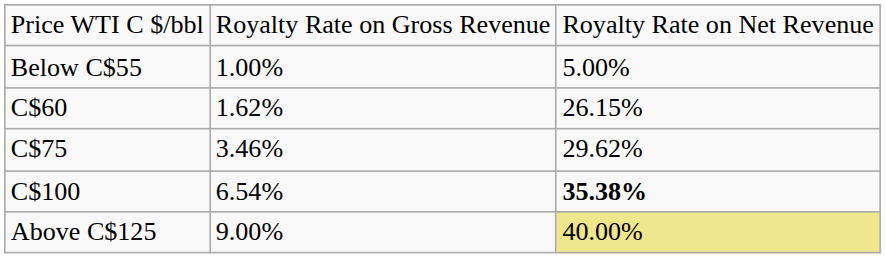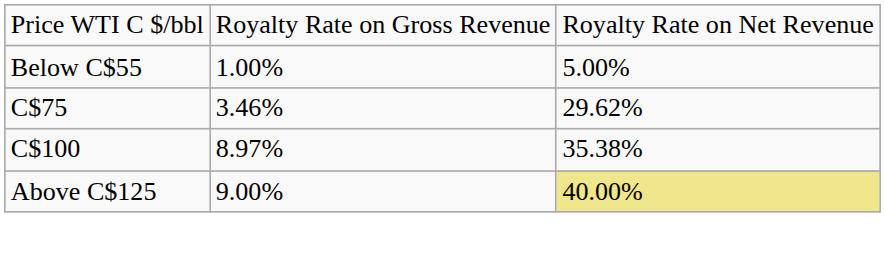- row: (39, 107)
(249, 190) 6.54% -> (249, 149) 8.97%
(605, 190) bold -> (603, 149) normal
